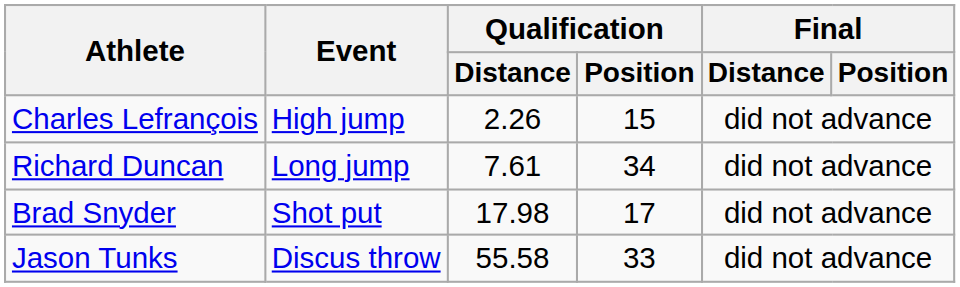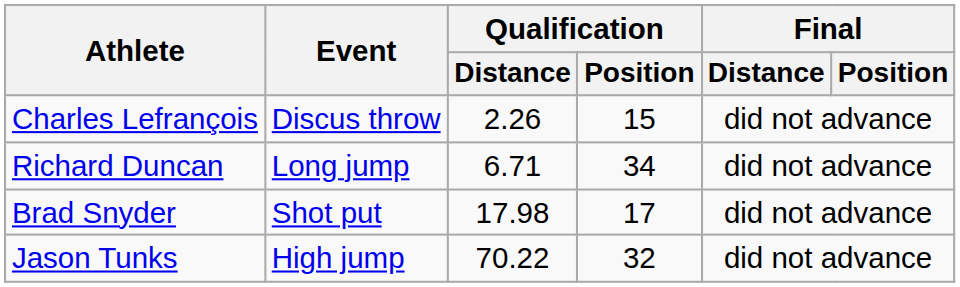(338, 119) High jump -> (356, 119) Discus throw
(513, 166) 7.61 -> (513, 166) 6.71
(356, 259) Discus throw -> (338, 259) High jump
(513, 259) 55.58 -> (513, 259) 70.22
(639, 259) 33 -> (639, 259) 32
